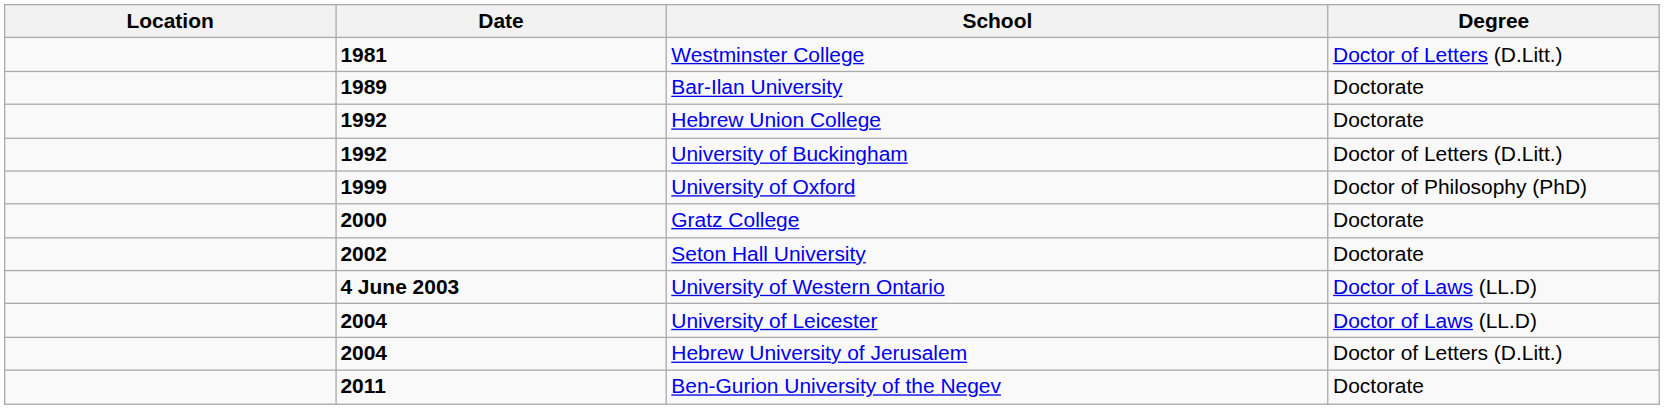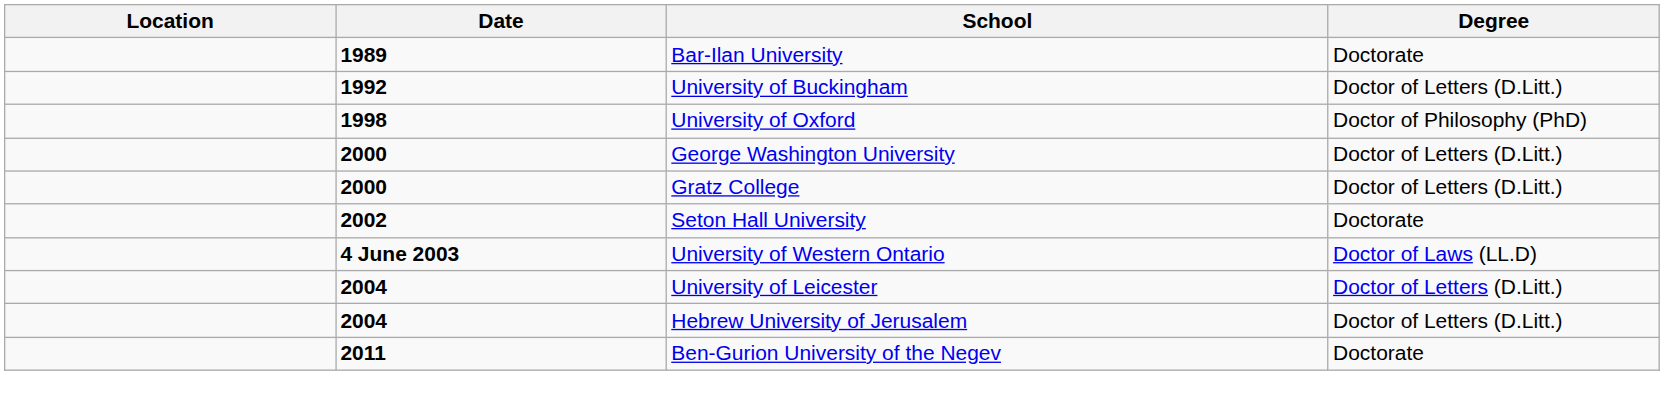- row: (768, 54)
- row: (776, 120)
(364, 187) 1999 -> (364, 120) 1998
+ row: (813, 154)
(1379, 220) Doctorate -> (1448, 187) Doctor of Letters (D.Litt.)
(1435, 320) Doctor of Laws (LL.D) -> (1448, 287) Doctor of Letters (D.Litt.)
